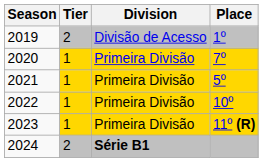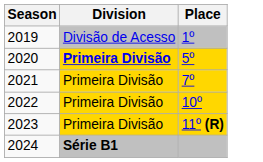- column: (75, 15)
(144, 59) normal -> (117, 59) bold
(219, 59) 7º -> (188, 59) 5º
(219, 80) 5º -> (188, 80) 7º
